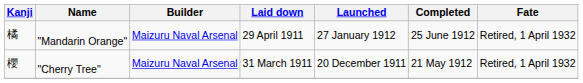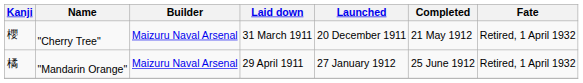rows swapped: (69, 70) <-> (82, 41)
